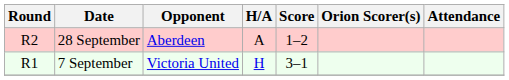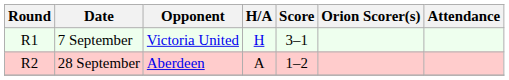rows swapped: (95, 63) <-> (99, 39)
